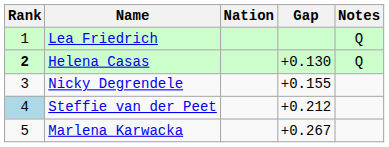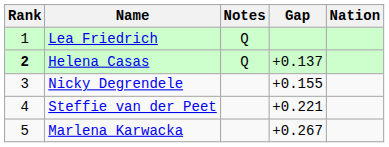columns swapped: (249, 16) <-> (359, 16)
(306, 62) +0.130 -> (298, 62) +0.137
(25, 108) lightblue background -> (25, 108) no background
(306, 108) +0.212 -> (298, 108) +0.221
